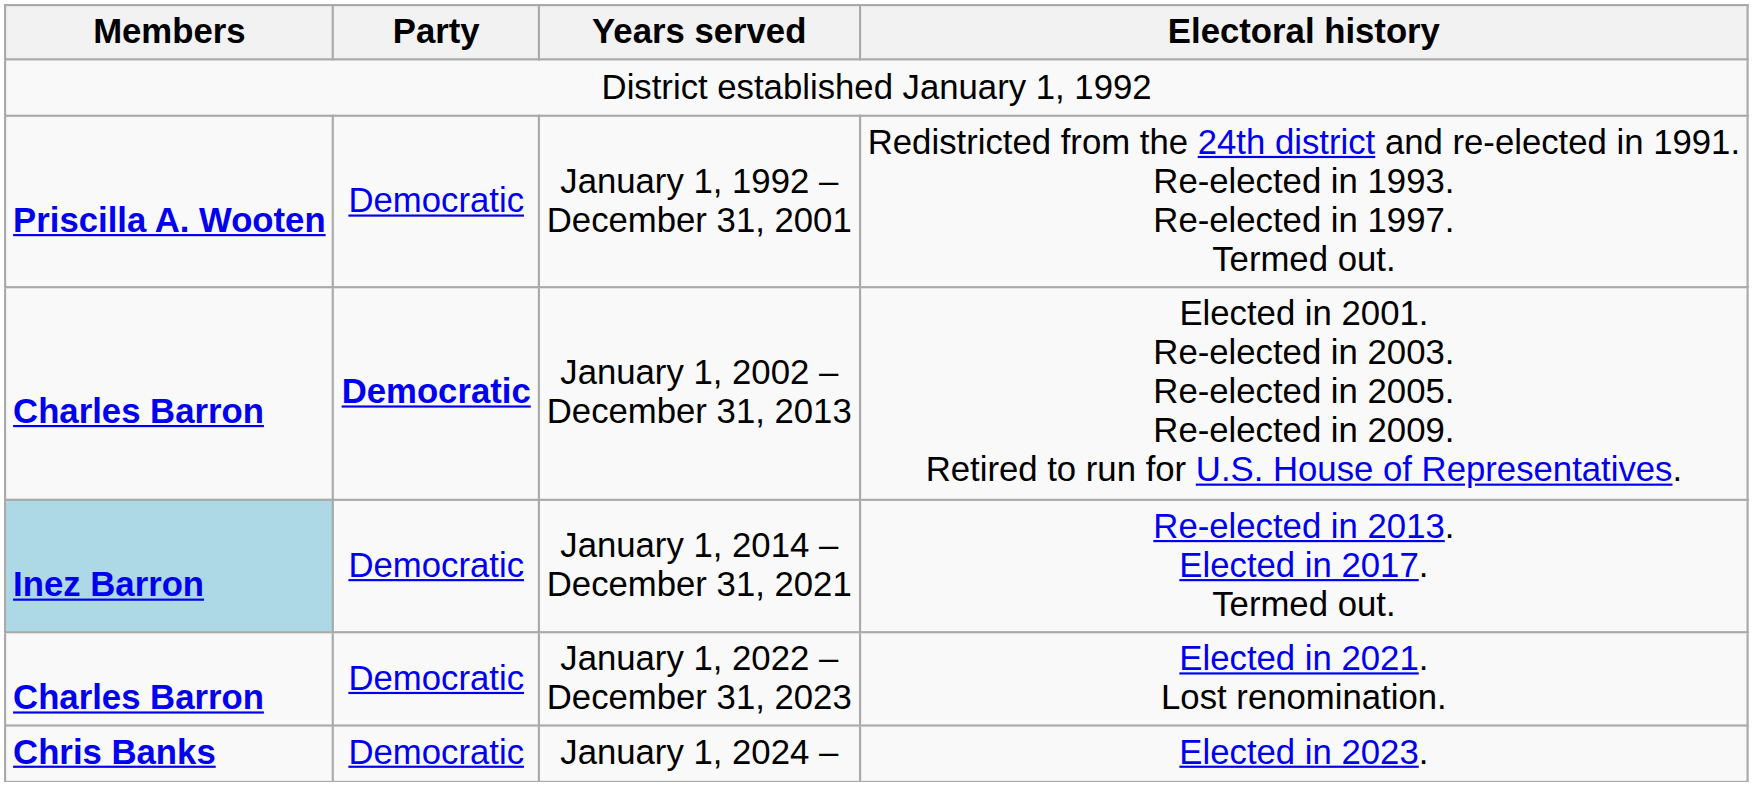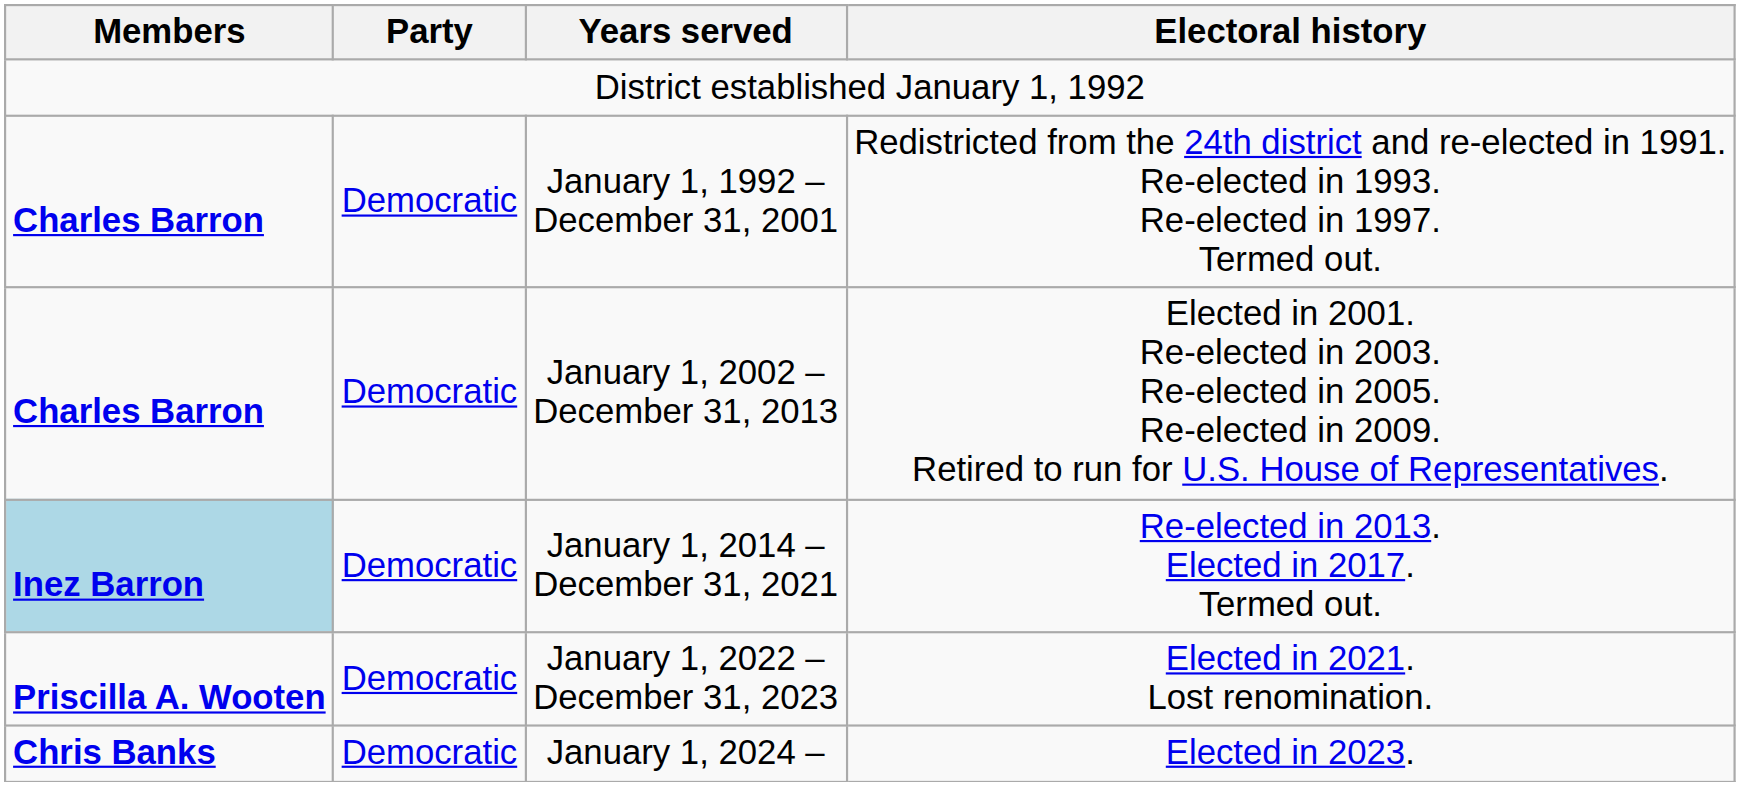(169, 220) Priscilla A. Wooten -> (139, 220) Charles Barron
(436, 392) bold -> (429, 392) normal
(139, 697) Charles Barron -> (169, 697) Priscilla A. Wooten
